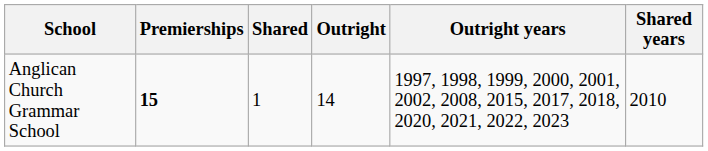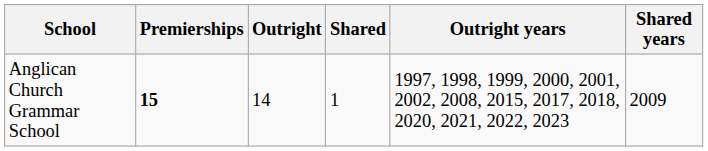columns swapped: (351, 29) <-> (280, 29)
(648, 100) 2010 -> (648, 100) 2009
